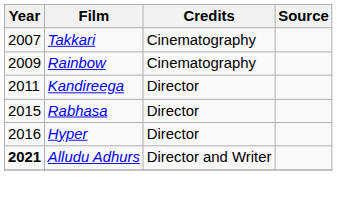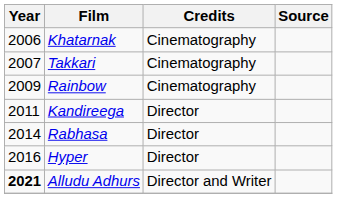+ row: (82, 39)
(24, 110) 2015 -> (24, 134) 2014
